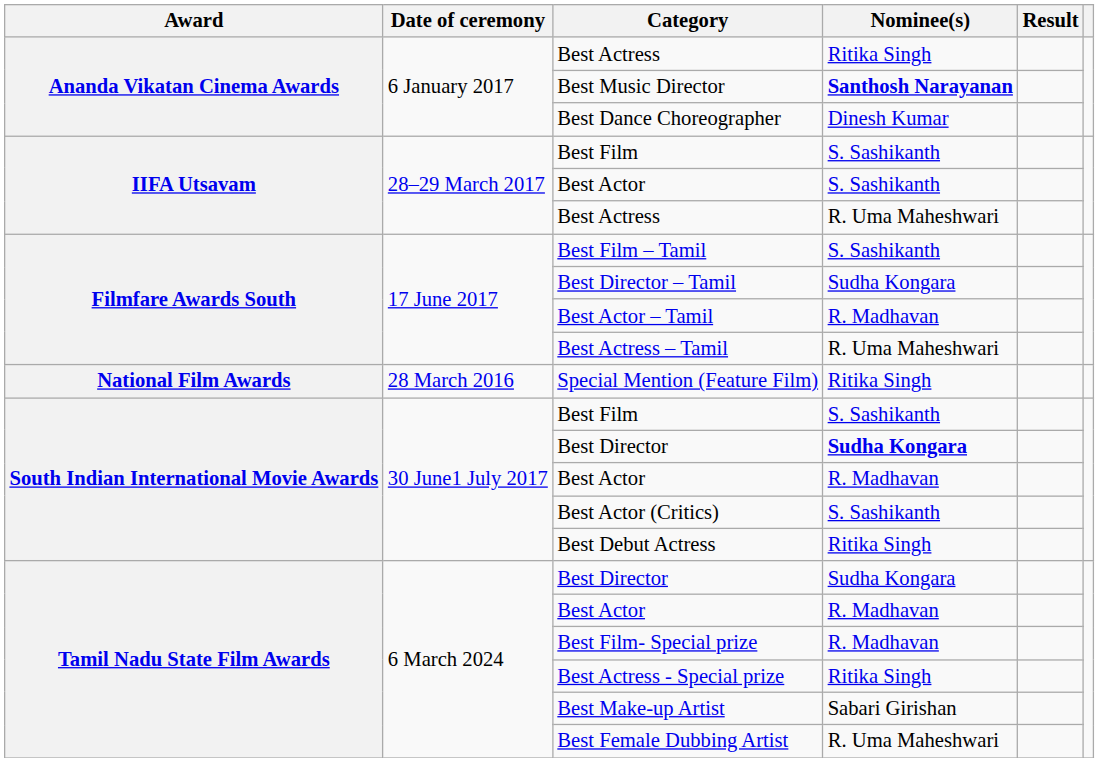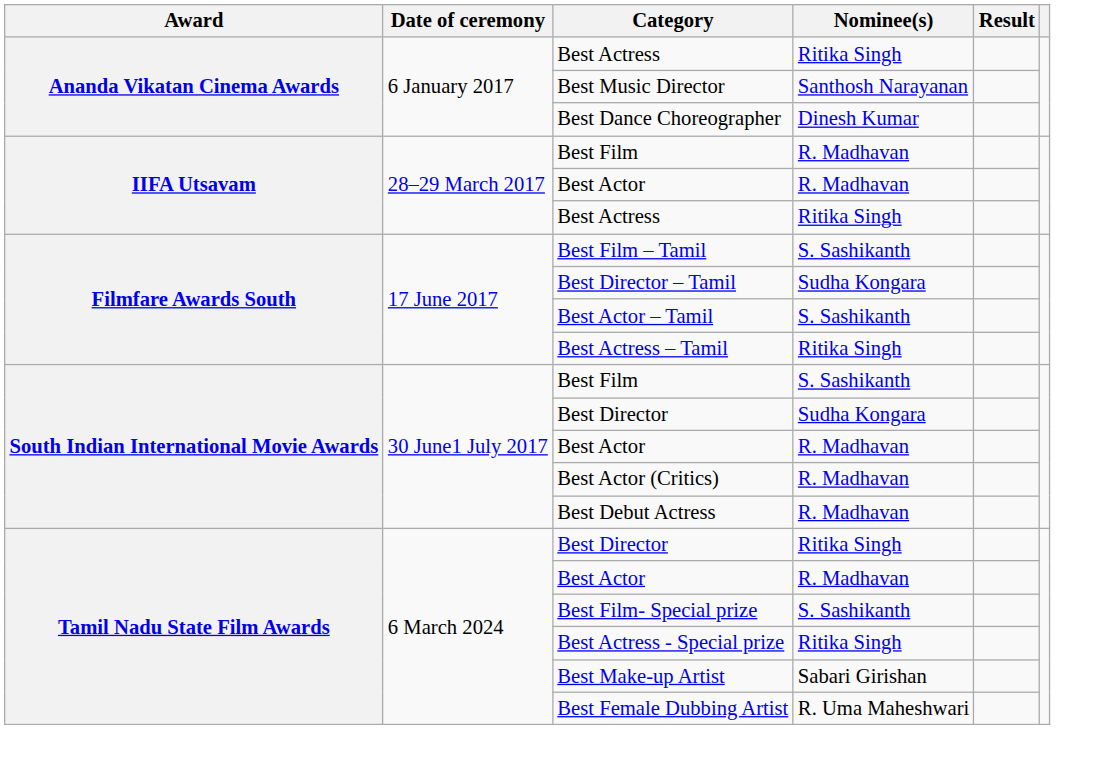(920, 86) bold -> (883, 86) normal
(884, 151) S. Sashikanth -> (853, 151) R. Madhavan
(884, 184) S. Sashikanth -> (853, 184) R. Madhavan
(913, 217) R. Uma Maheshwari -> (850, 217) Ritika Singh
(883, 315) R. Madhavan -> (854, 315) S. Sashikanth
(913, 348) R. Uma Maheshwari -> (850, 348) Ritika Singh
- row: (194, 380)
(897, 446) bold -> (862, 413) normal
(884, 511) S. Sashikanth -> (853, 479) R. Madhavan
(880, 544) Ritika Singh -> (853, 511) R. Madhavan
(892, 577) Sudha Kongara -> (850, 544) Ritika Singh
(883, 642) R. Madhavan -> (854, 610) S. Sashikanth
